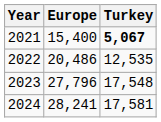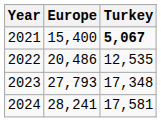(72, 83) 27,796 -> (72, 83) 27,793
(128, 83) 17,548 -> (128, 83) 17,348
